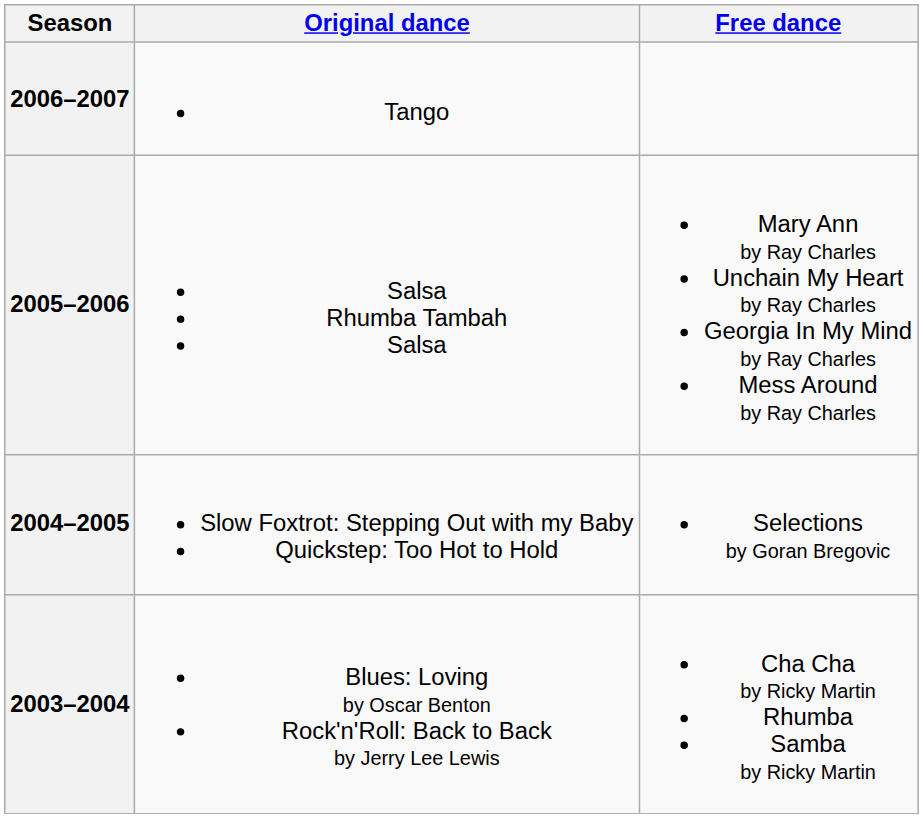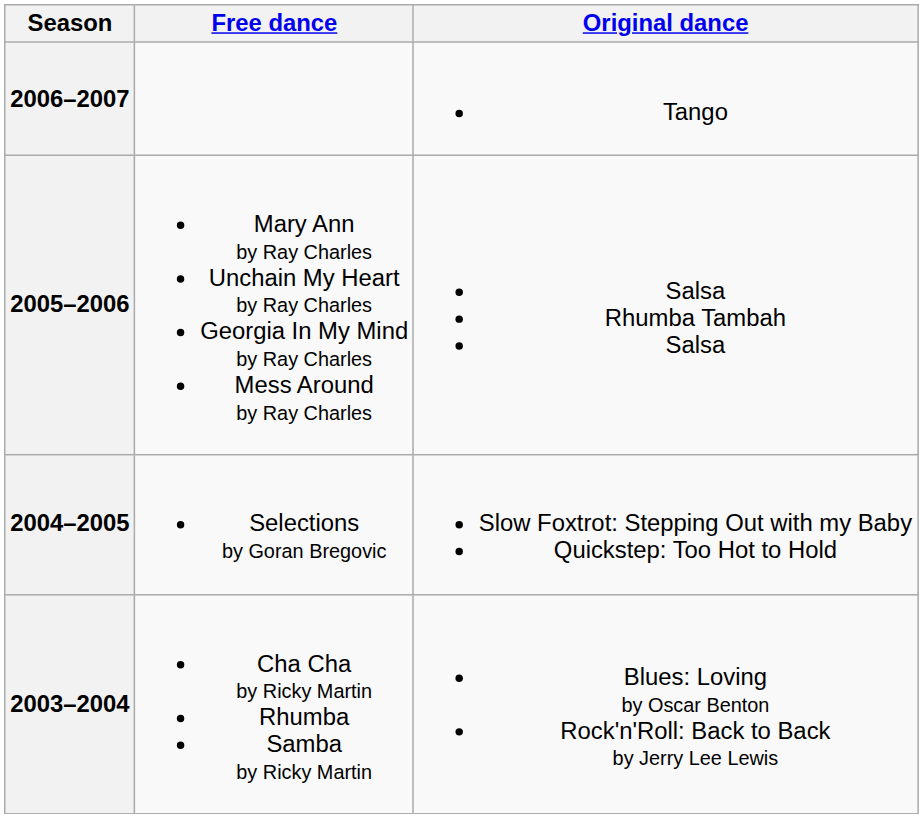columns swapped: (387, 23) <-> (778, 23)
